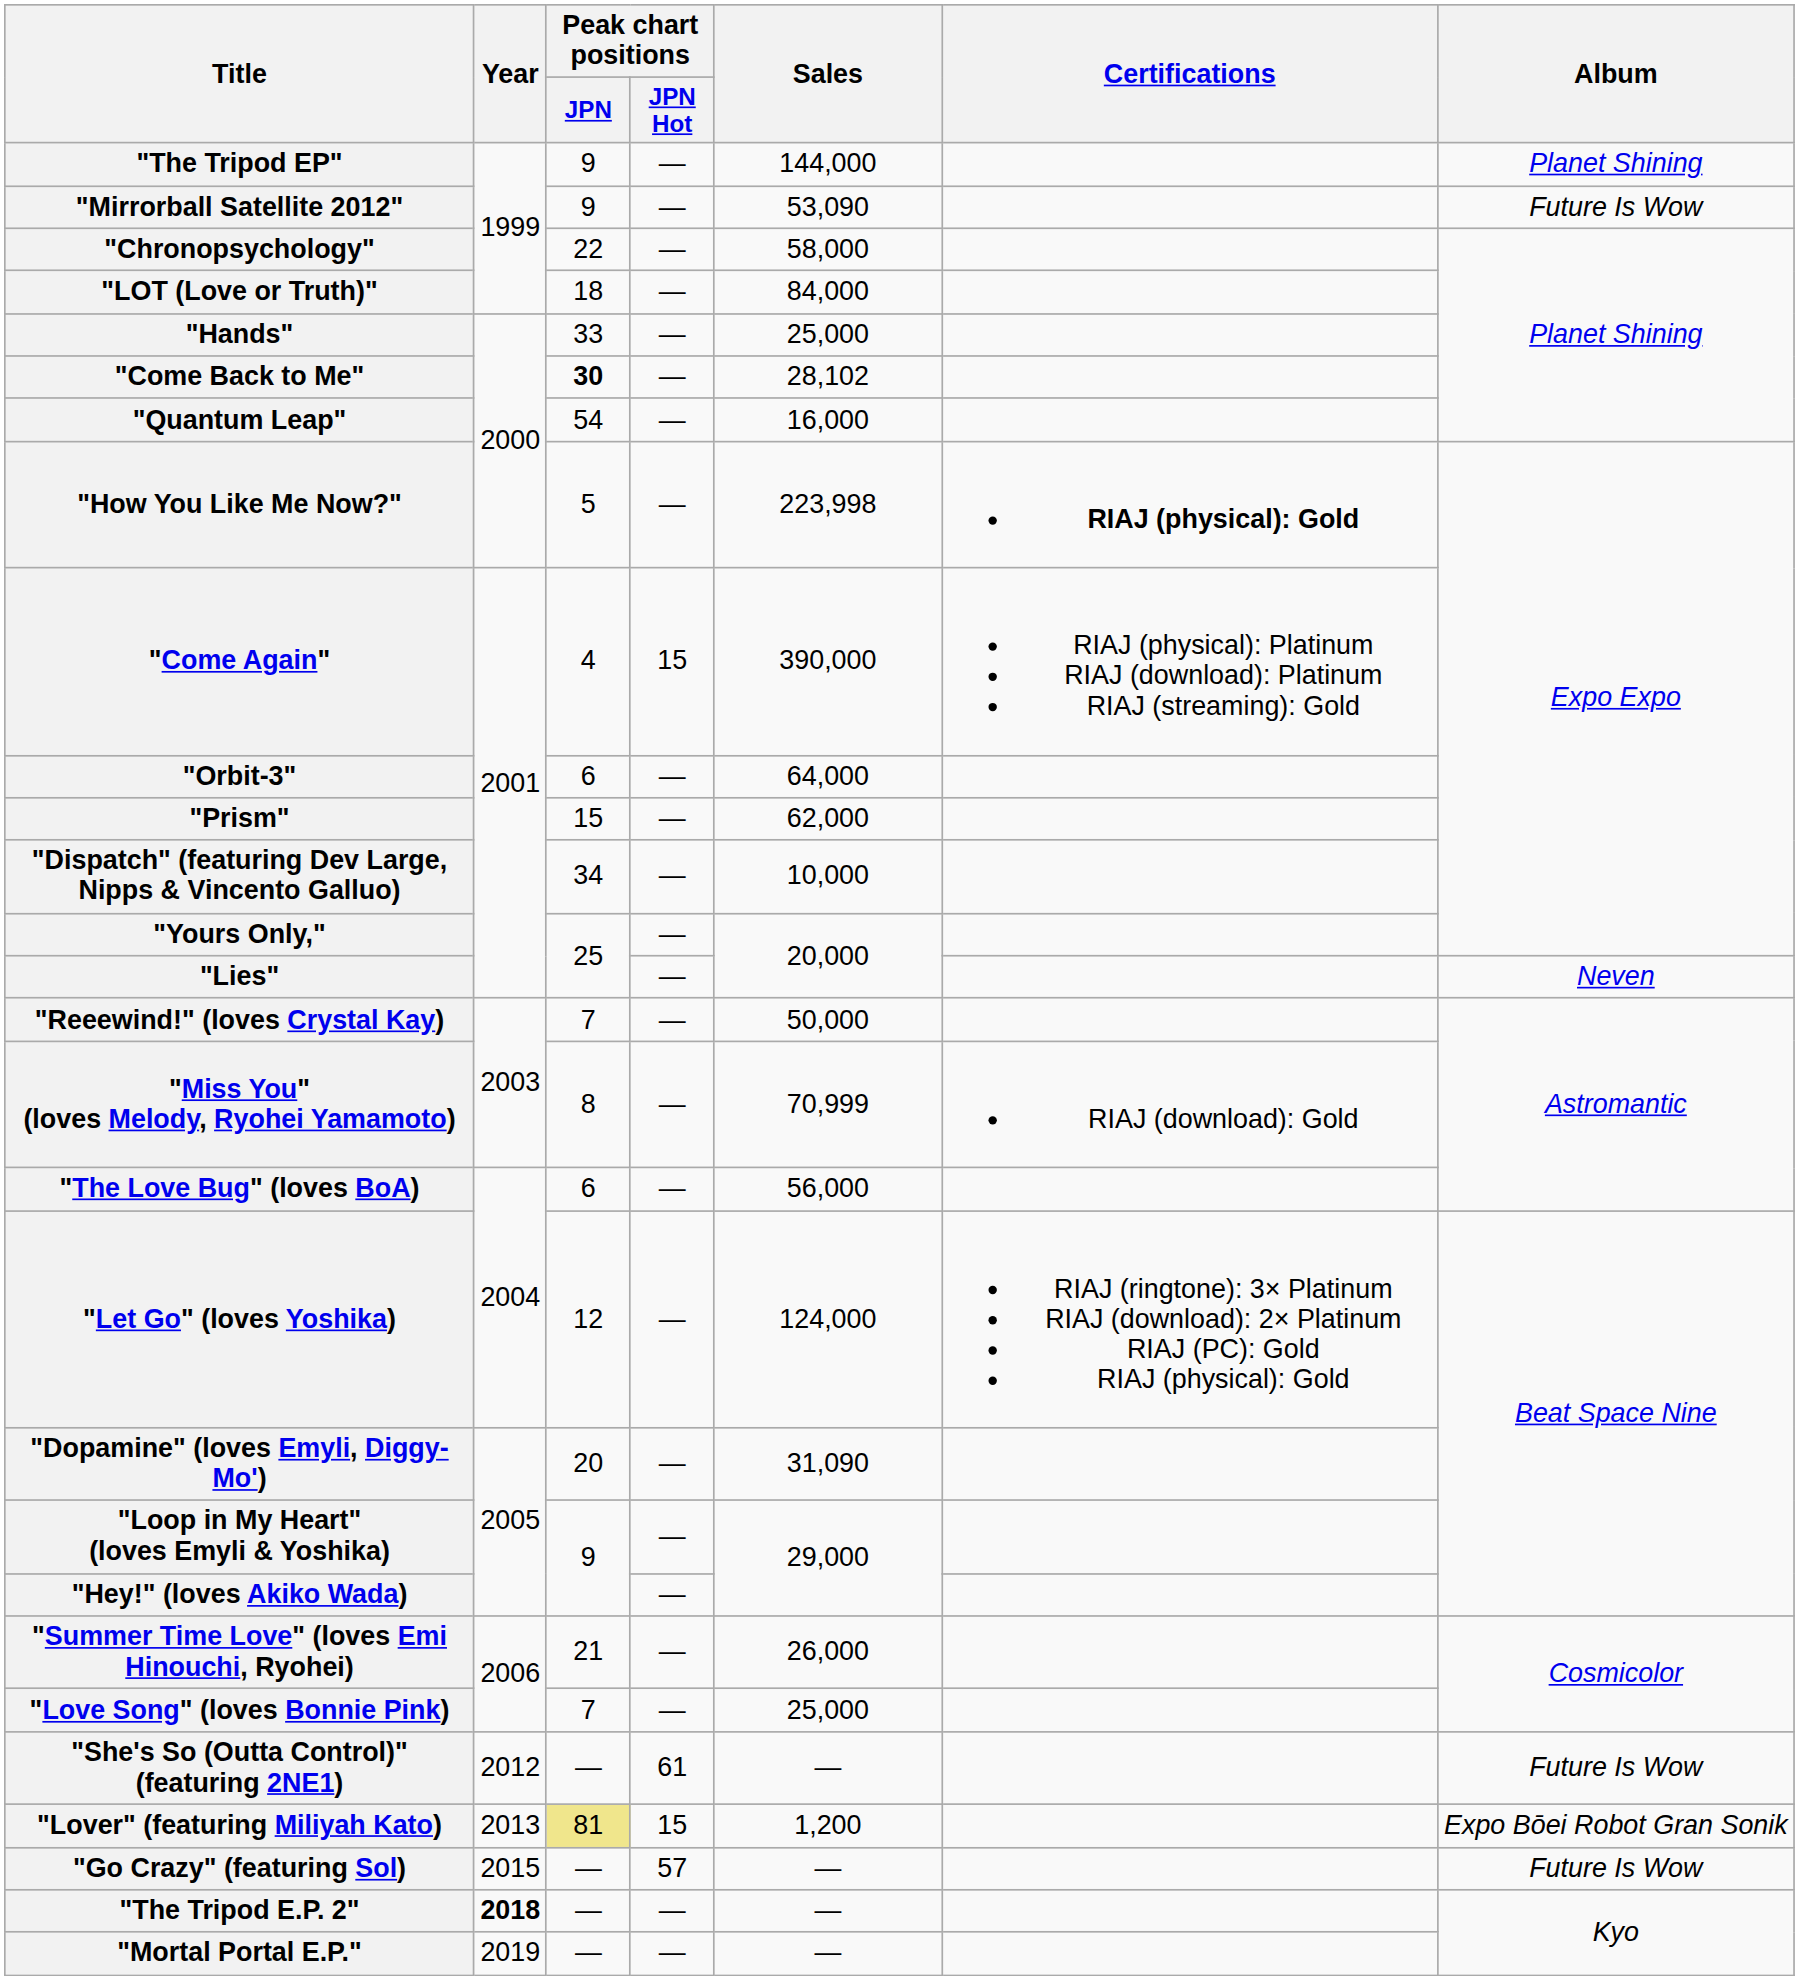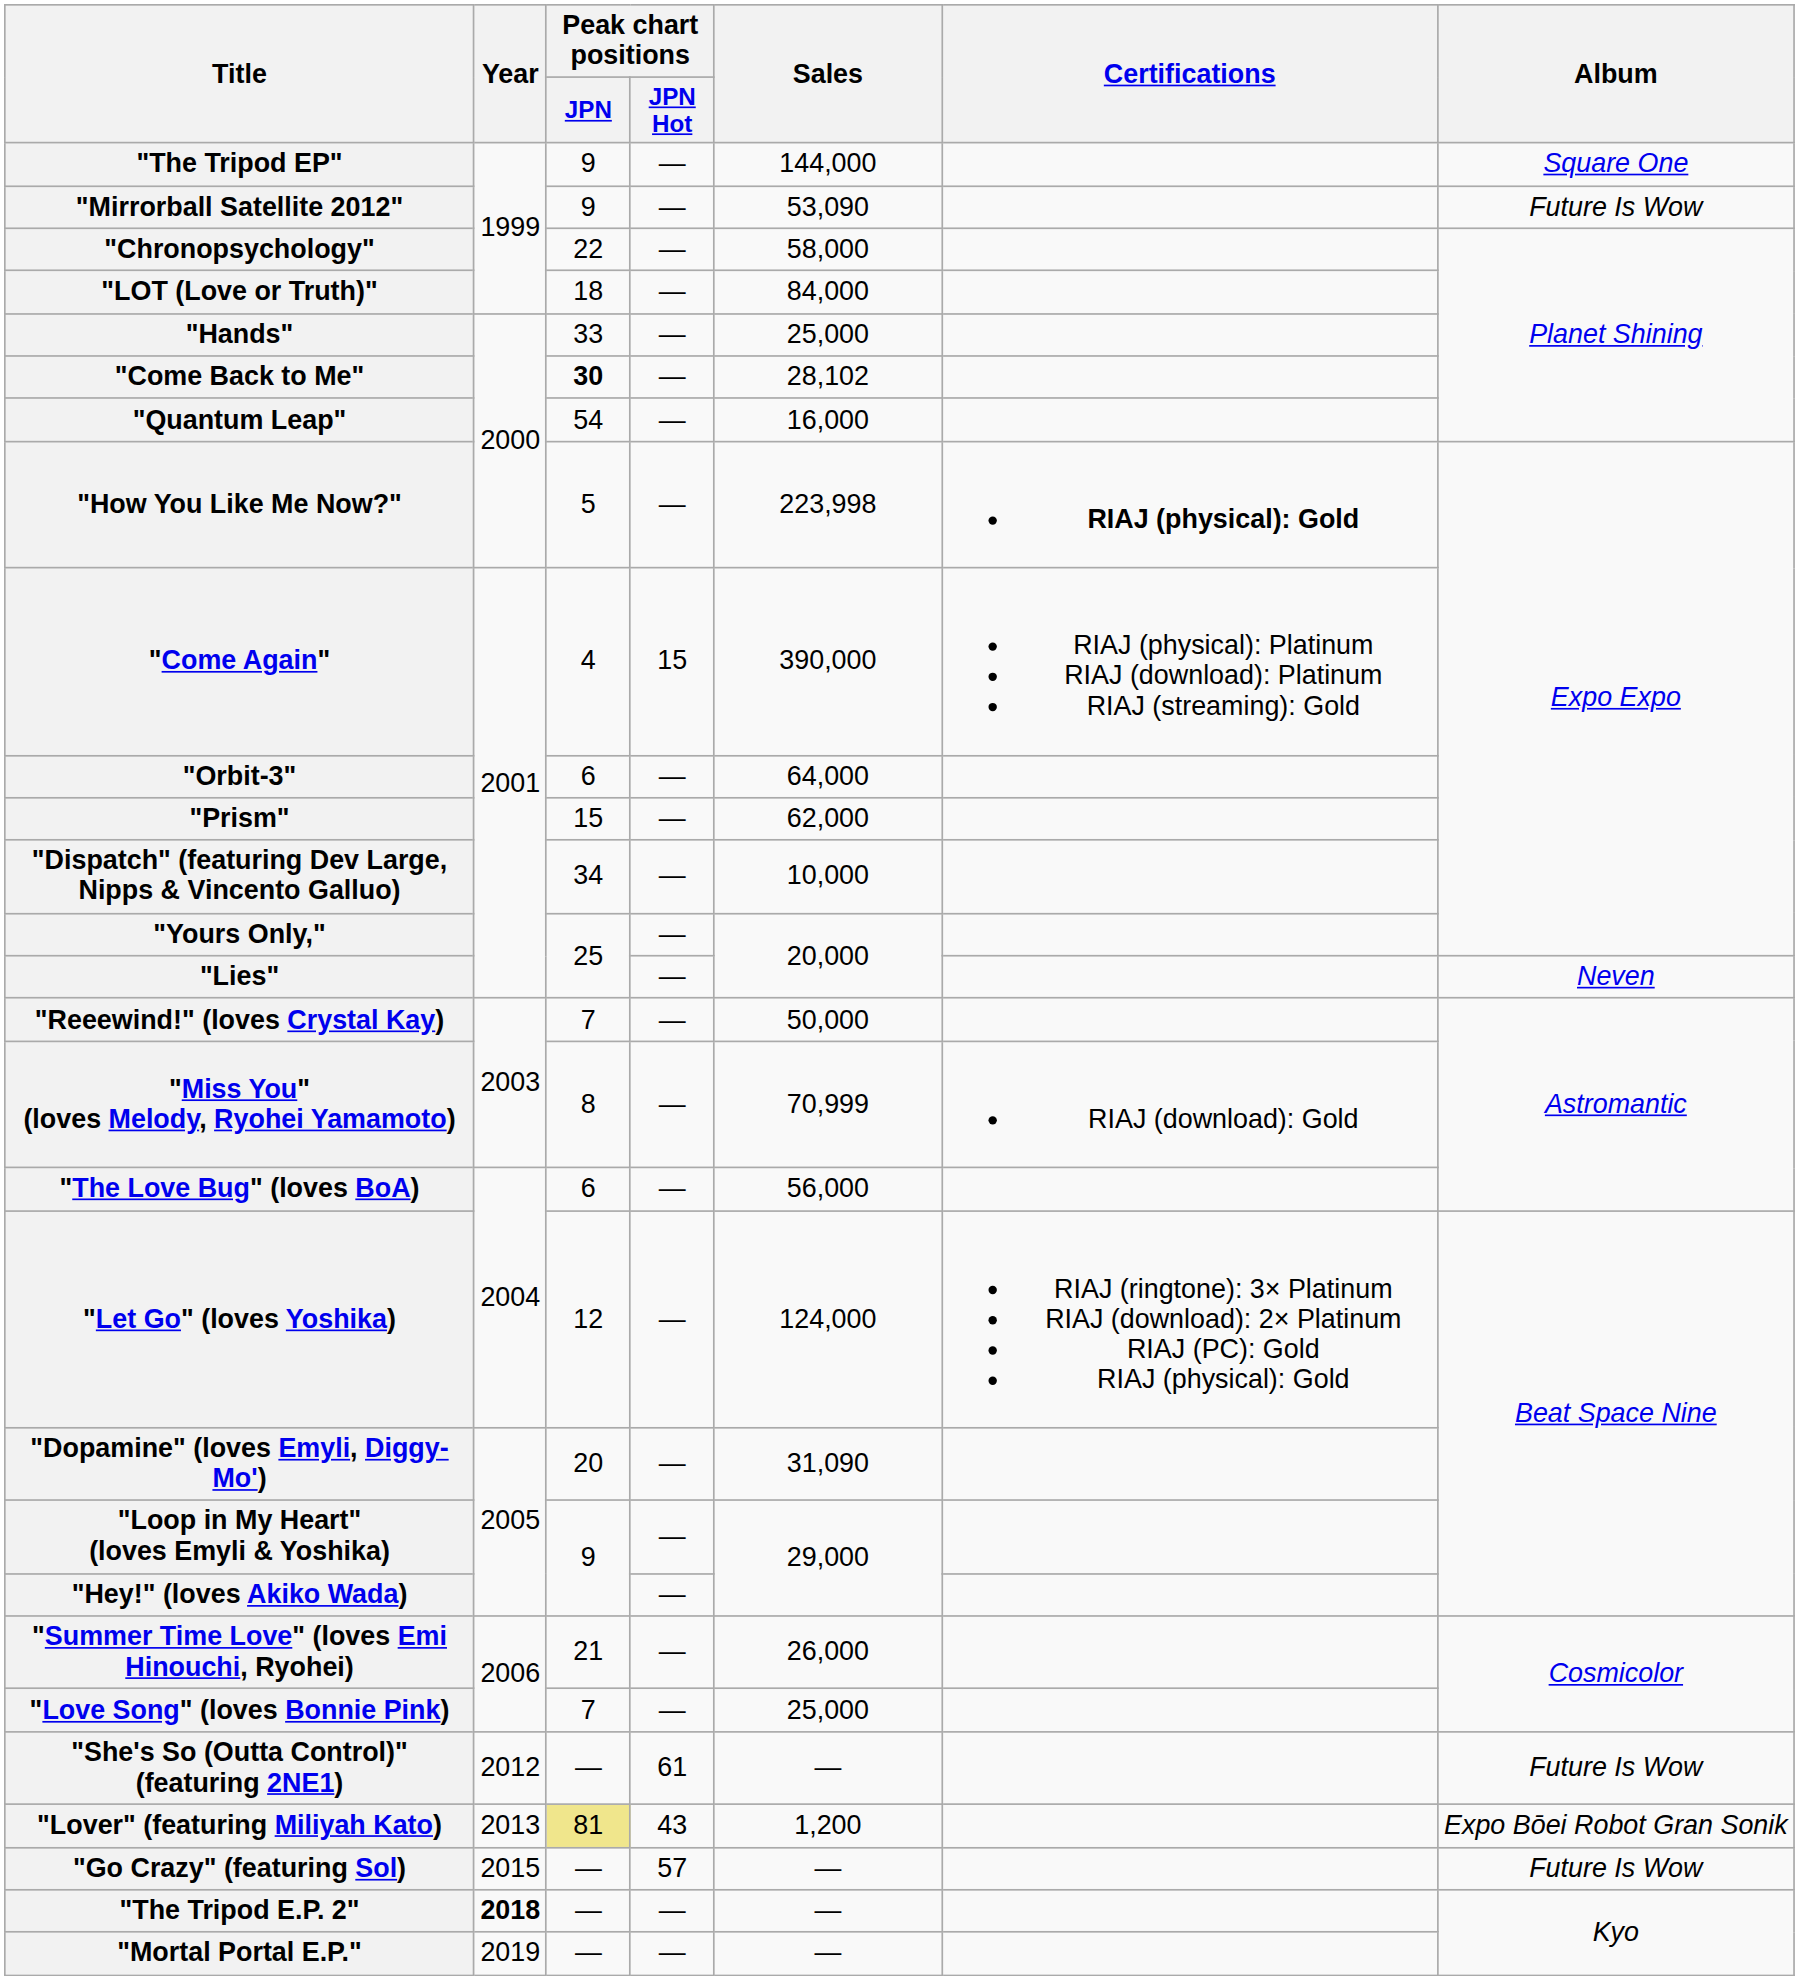(1616, 163) Planet Shining -> (1616, 163) Square One
(672, 1825) 15 -> (672, 1825) 43
